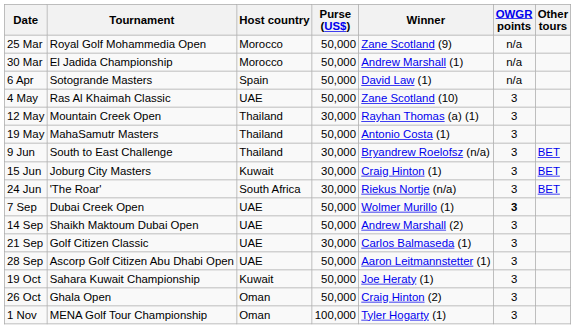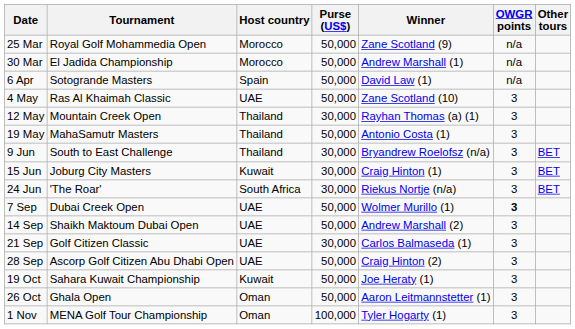(426, 261) Aaron Leitmannstetter (1) -> (401, 261) Craig Hinton (2)
(401, 297) Craig Hinton (2) -> (426, 297) Aaron Leitmannstetter (1)
